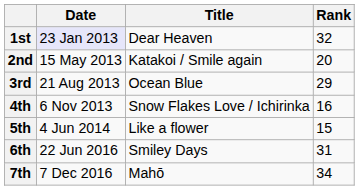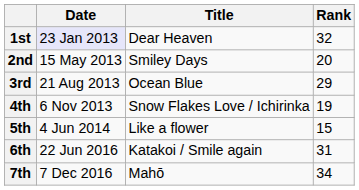(195, 60) Katakoi / Smile again -> (168, 60) Smiley Days
(324, 106) 16 -> (324, 106) 19
(168, 151) Smiley Days -> (195, 151) Katakoi / Smile again
